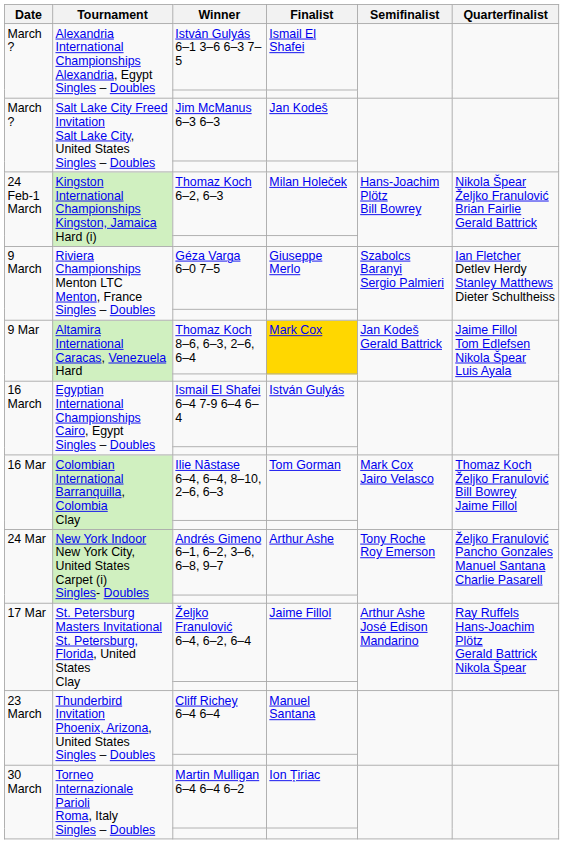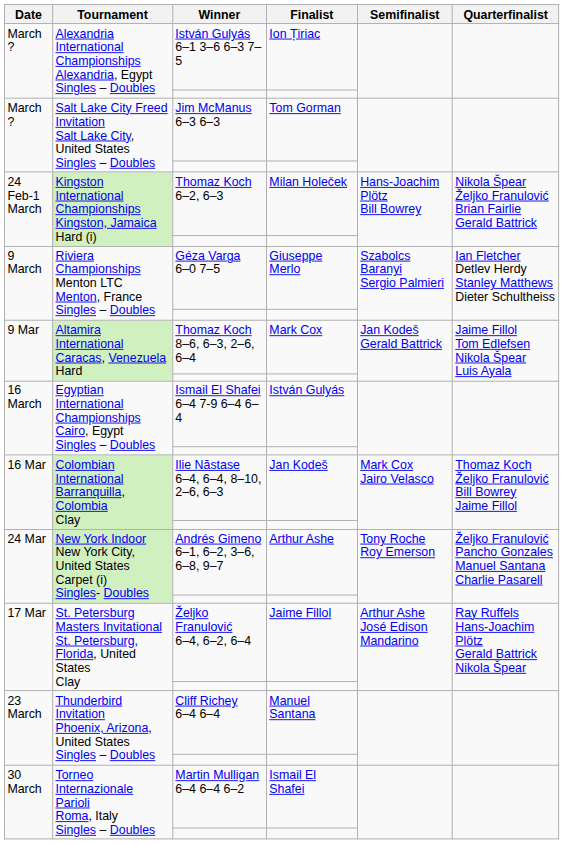(293, 40) Ismail El Shafei -> (295, 33) Ion Țiriac
(299, 107) Jan Kodeš -> (305, 107) Tom Gorman
(296, 330) gold background -> (296, 330) no background
(305, 464) Tom Gorman -> (299, 464) Jan Kodeš
(295, 774) Ion Țiriac -> (293, 781) Ismail El Shafei
